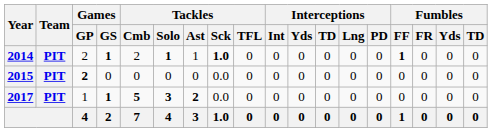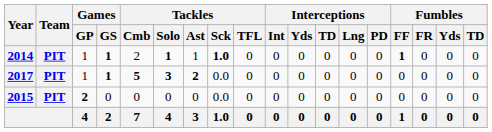(85, 55) 2 -> (85, 55) 1
rows swapped: (20, 76) <-> (20, 96)
